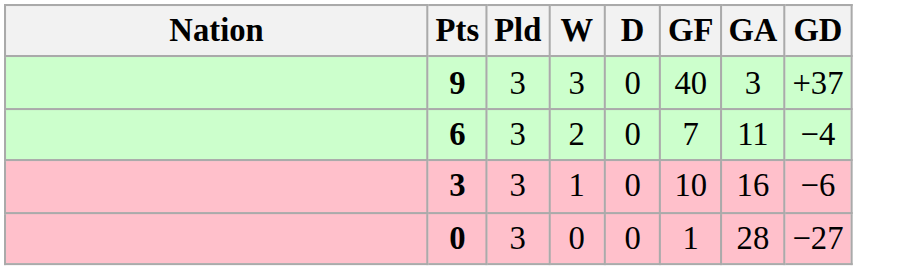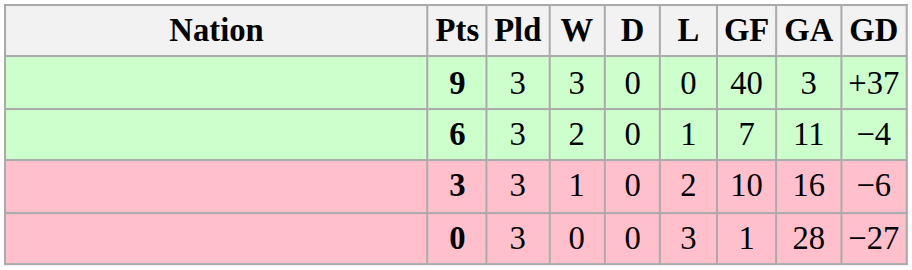+ column: (688, 30)
